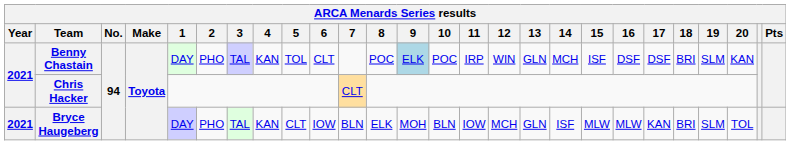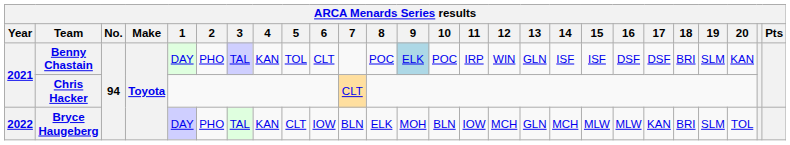(565, 59) MCH -> (565, 59) ISF
(20, 124) 2021 -> (20, 124) 2022
(565, 124) ISF -> (565, 124) MCH
